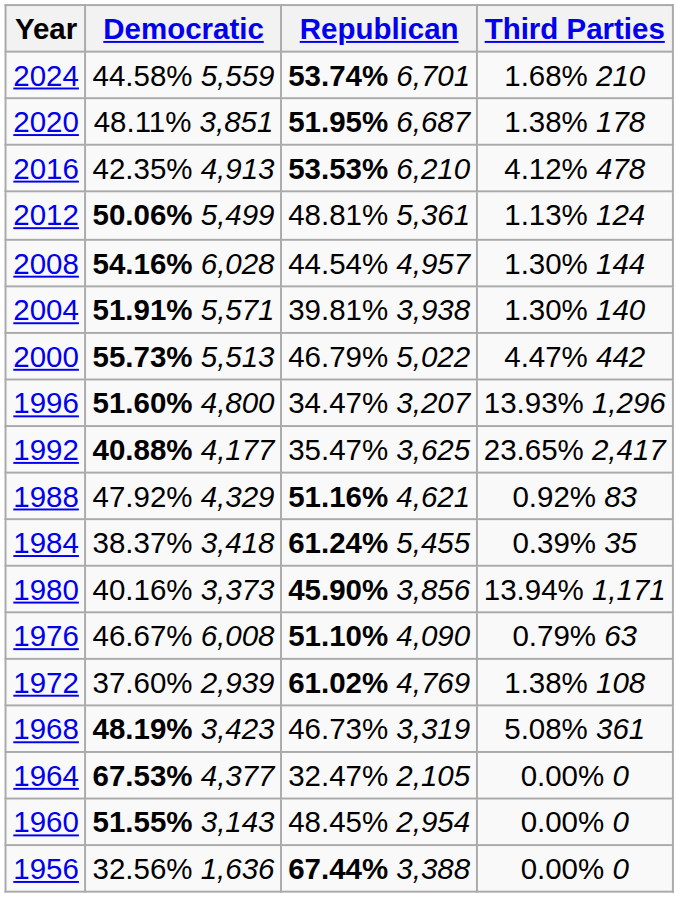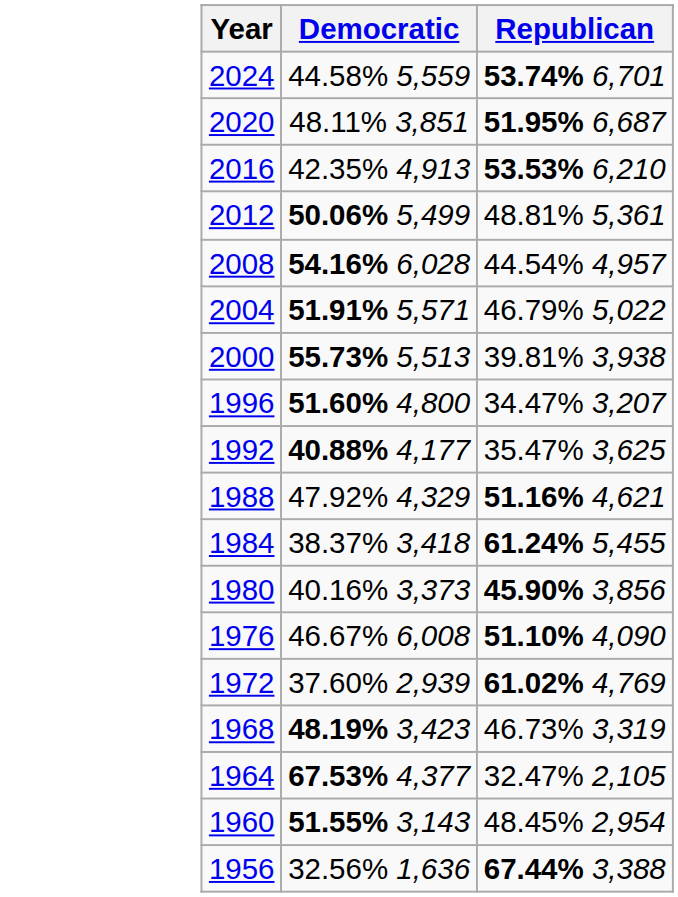- column: (575, 29)
(379, 309) 39.81% 3,938 -> (575, 309) 46.79% 5,022
(379, 356) 46.79% 5,022 -> (575, 356) 39.81% 3,938
